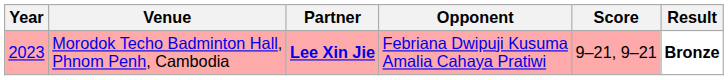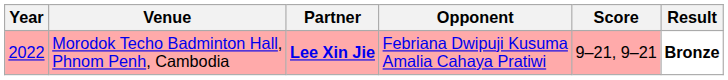(26, 53) 2023 -> (26, 53) 2022
